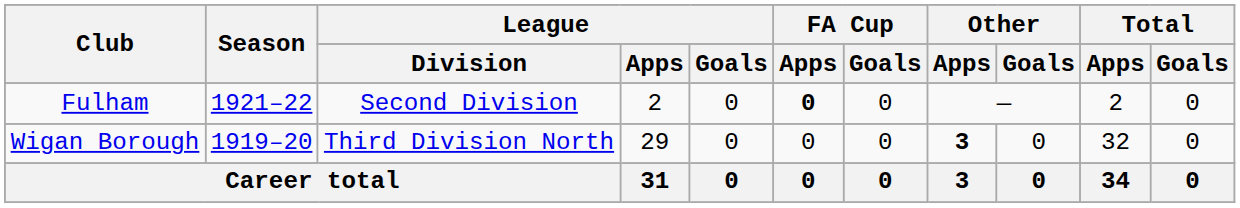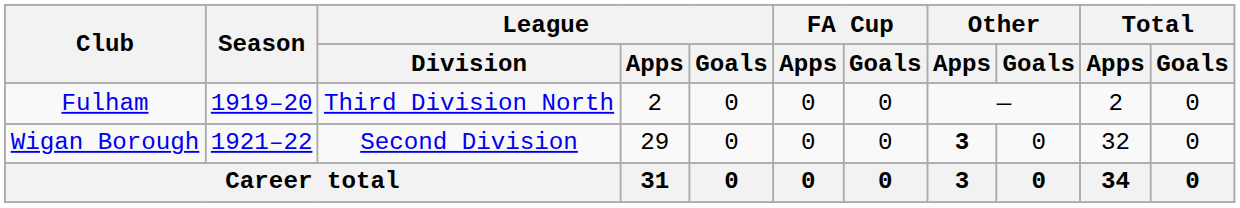(262, 103) 1921–22 -> (262, 103) 1919–20
(469, 103) Second Division -> (469, 103) Third Division North
(808, 103) bold -> (808, 103) normal
(262, 143) 1919–20 -> (262, 143) 1921–22
(469, 143) Third Division North -> (469, 143) Second Division
